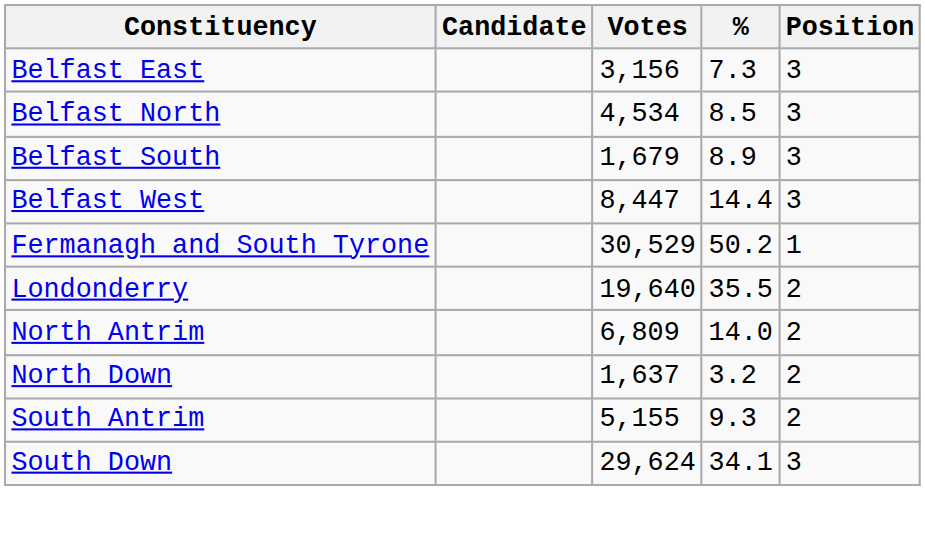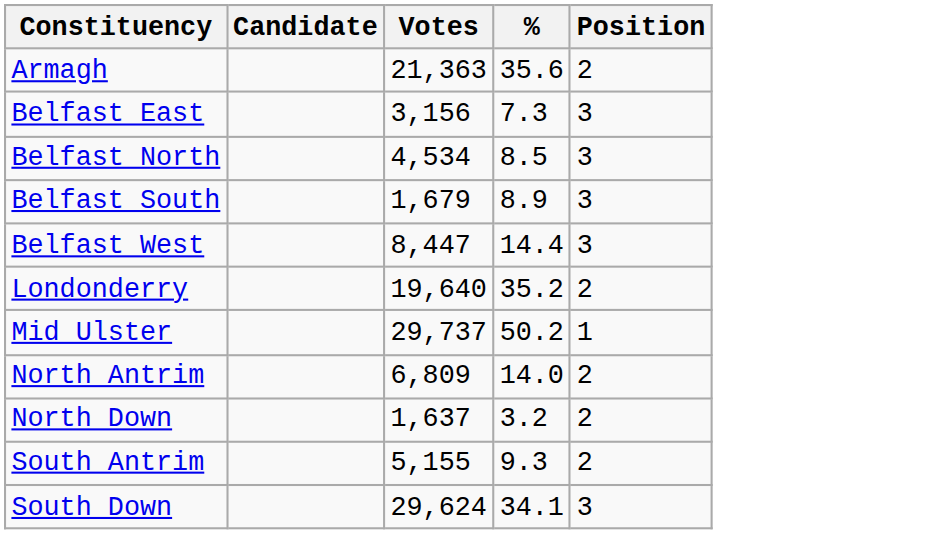+ row: (60, 70)
- row: (220, 245)
(741, 289) 35.5 -> (532, 289) 35.2
+ row: (92, 332)
